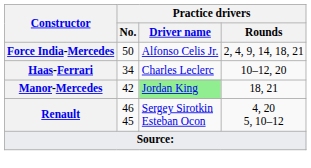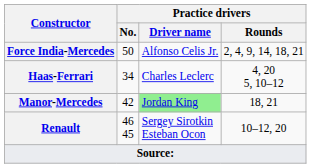(264, 70) 10–12, 20 -> (264, 76) 4, 20 5, 10–12
(264, 114) 4, 20 5, 10–12 -> (264, 127) 10–12, 20
